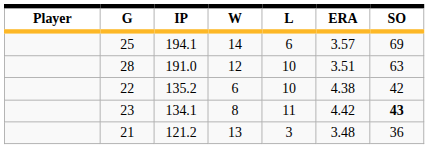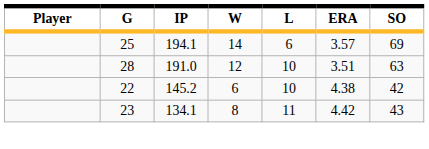(181, 88) 135.2 -> (181, 88) 145.2
(397, 110) bold -> (397, 110) normal
- row: (127, 132)
